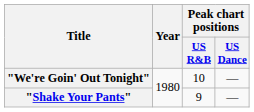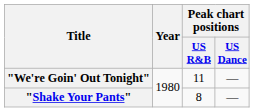(199, 78) 10 -> (199, 78) 11
(199, 97) 9 -> (199, 97) 8
